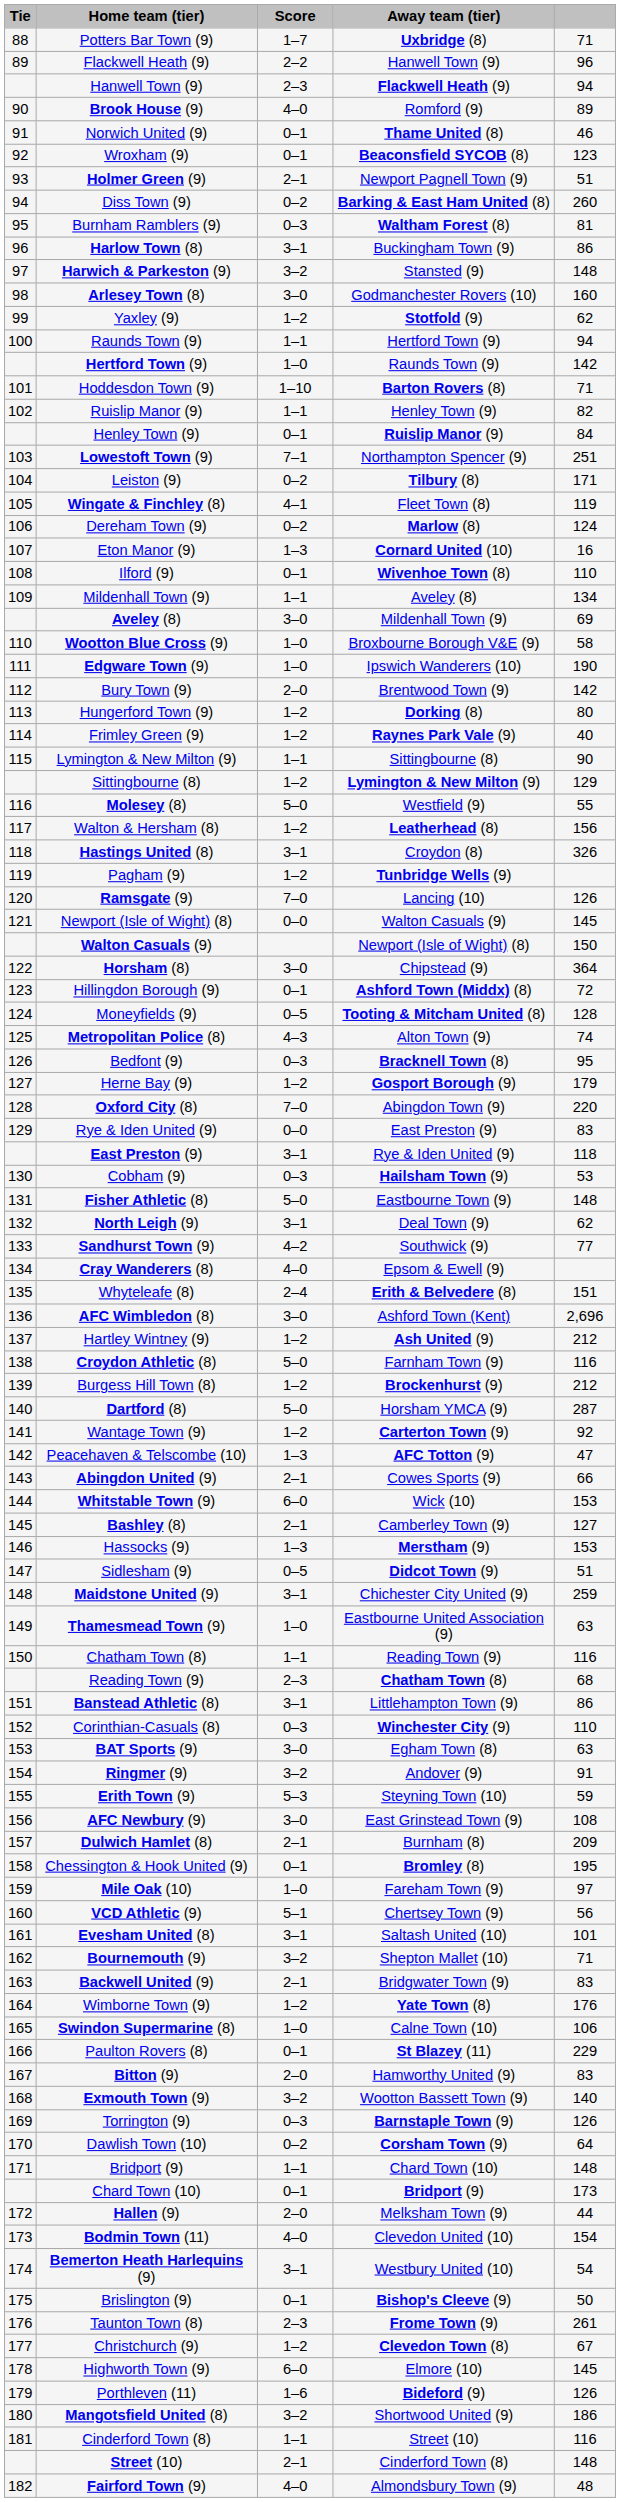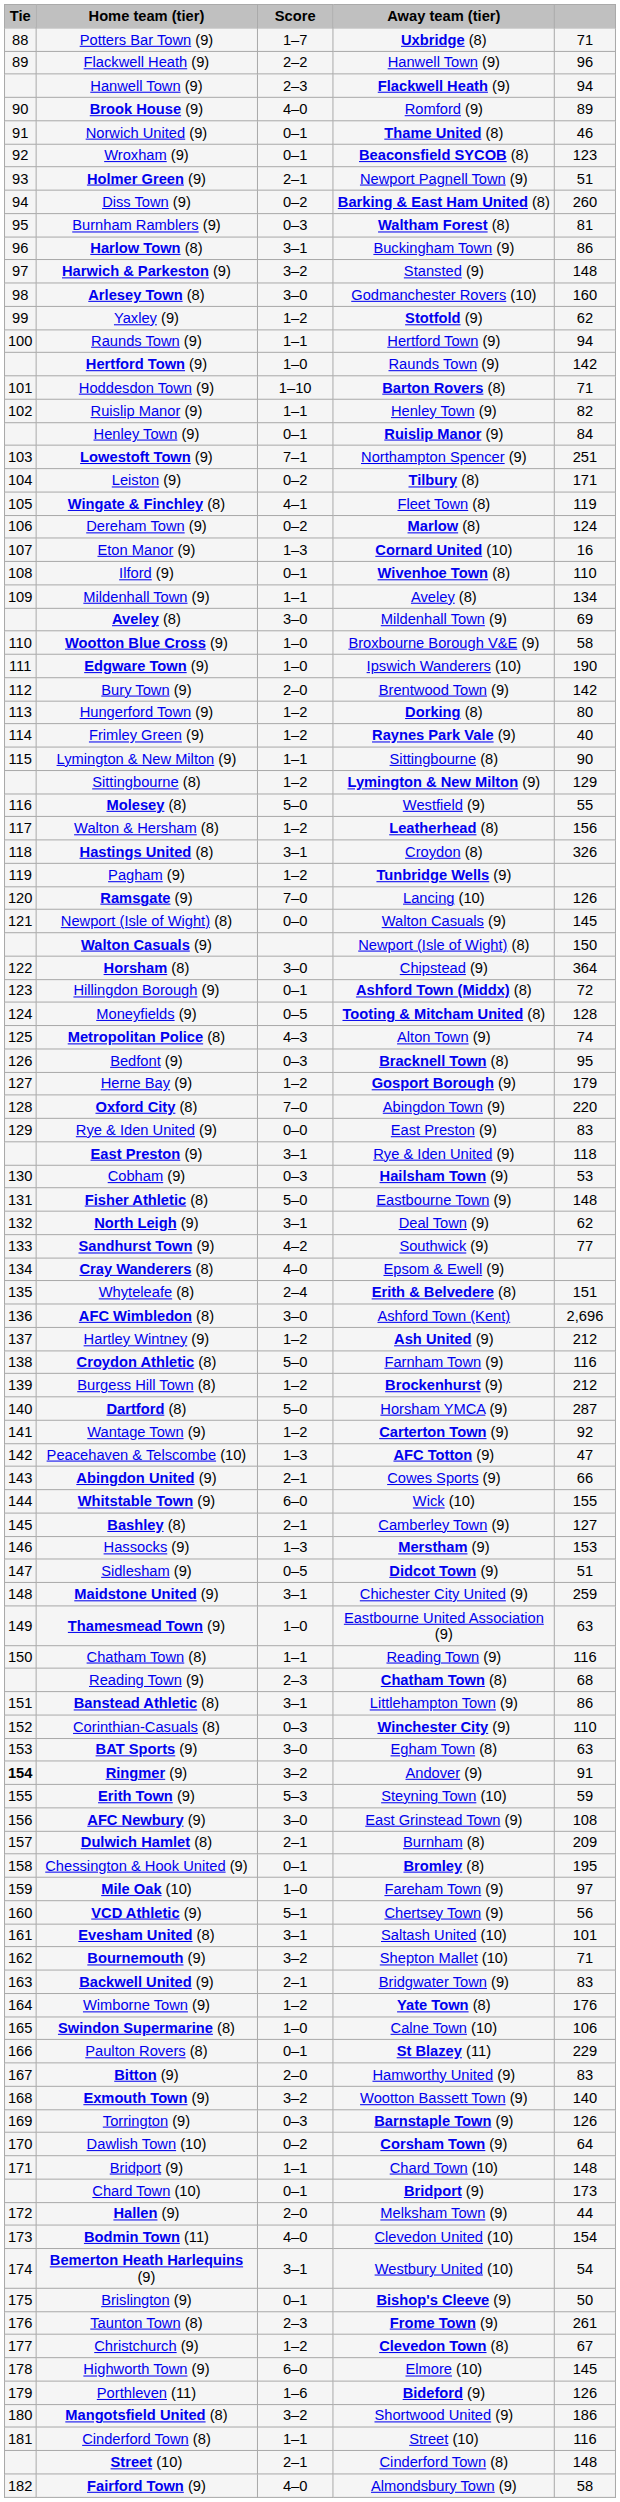(585, 1502) 153 -> (585, 1502) 155
(20, 1773) normal -> (20, 1773) bold
(585, 2486) 48 -> (585, 2486) 58
